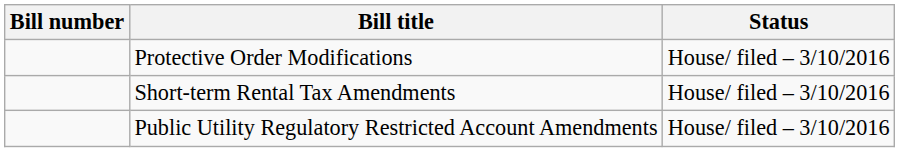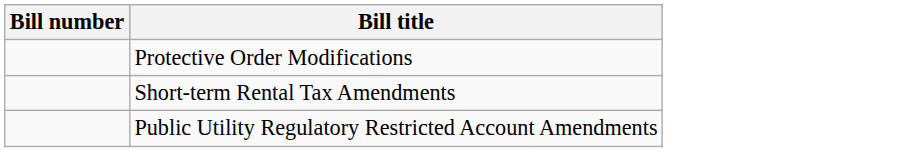- column: (779, 22)
